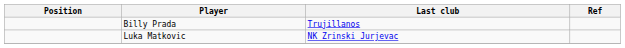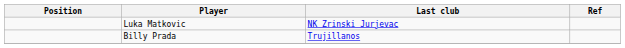rows swapped: (150, 24) <-> (155, 37)
